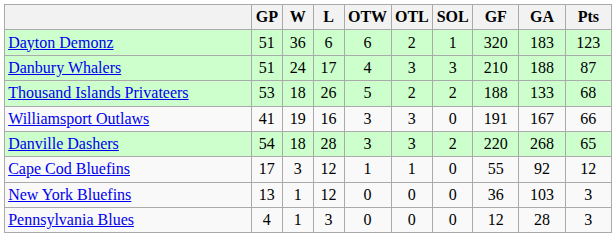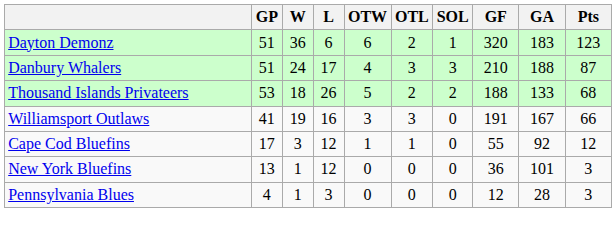- row: (64, 144)
(542, 194) 103 -> (542, 169) 101
